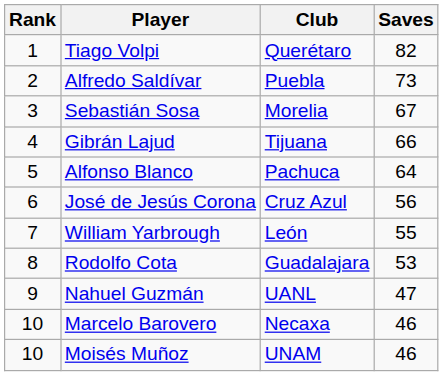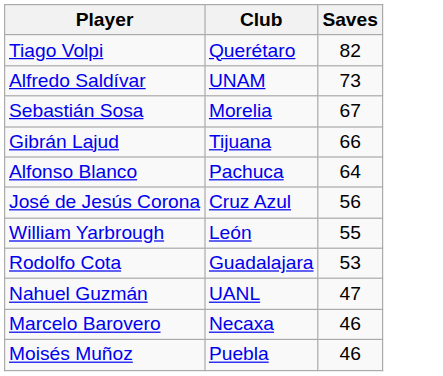- column: (33, 19)
(295, 80) Puebla -> (237, 80) UNAM
(293, 354) UNAM -> (239, 354) Puebla
